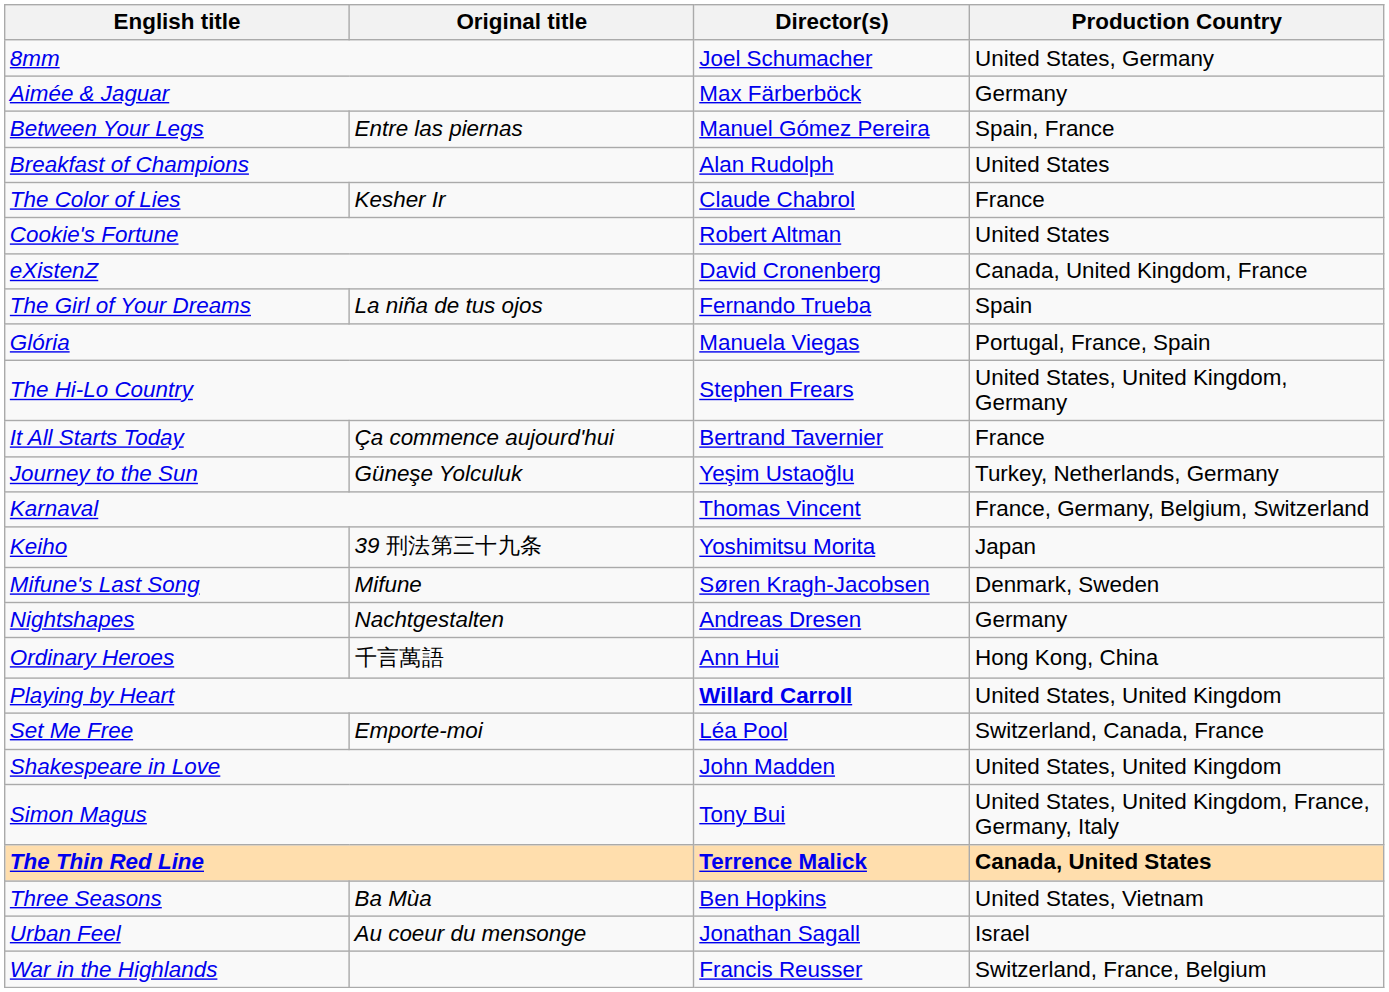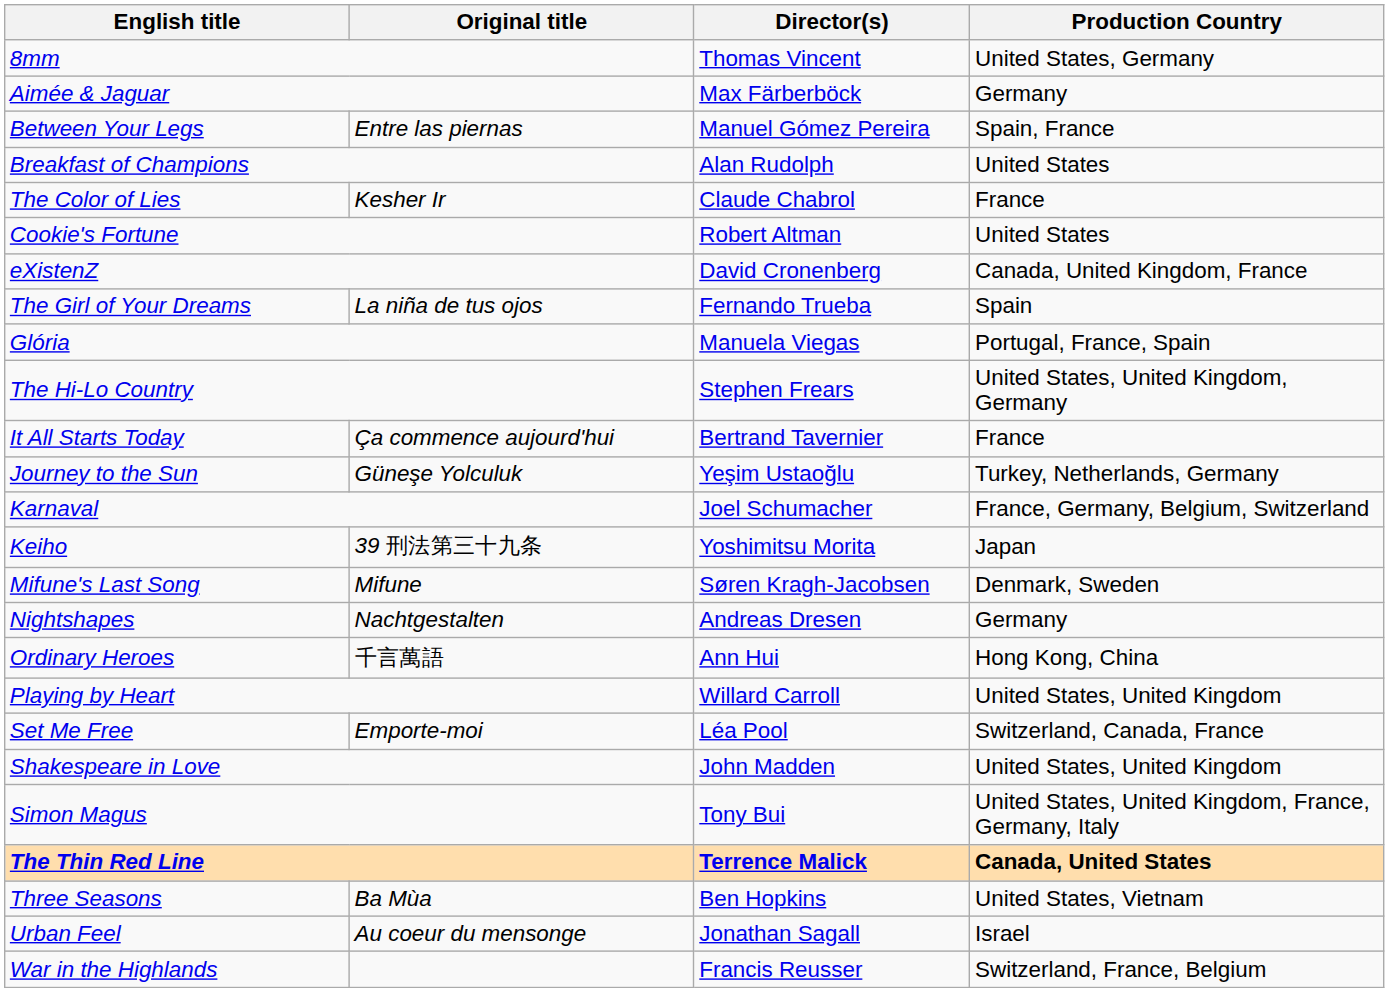(786, 57) Joel Schumacher -> (780, 57) Thomas Vincent
(780, 509) Thomas Vincent -> (786, 509) Joel Schumacher
(776, 695) bold -> (770, 695) normal
